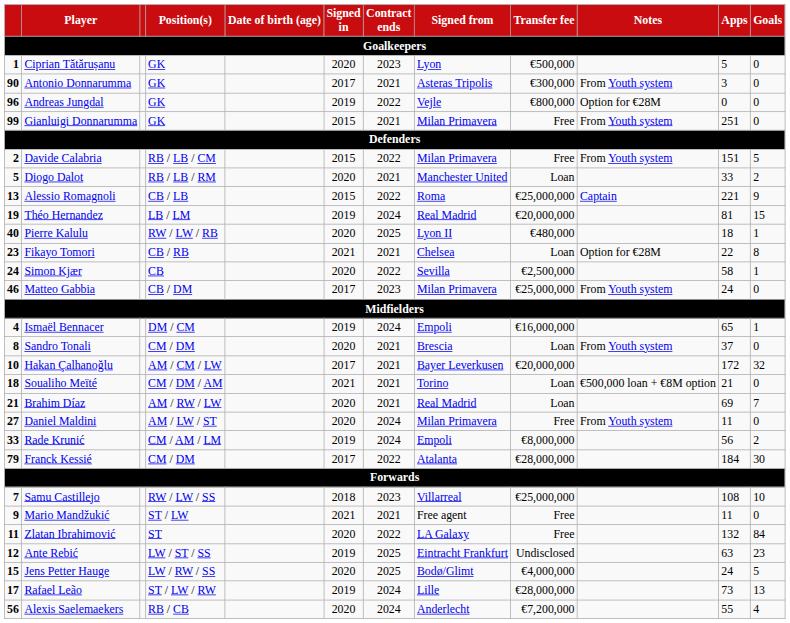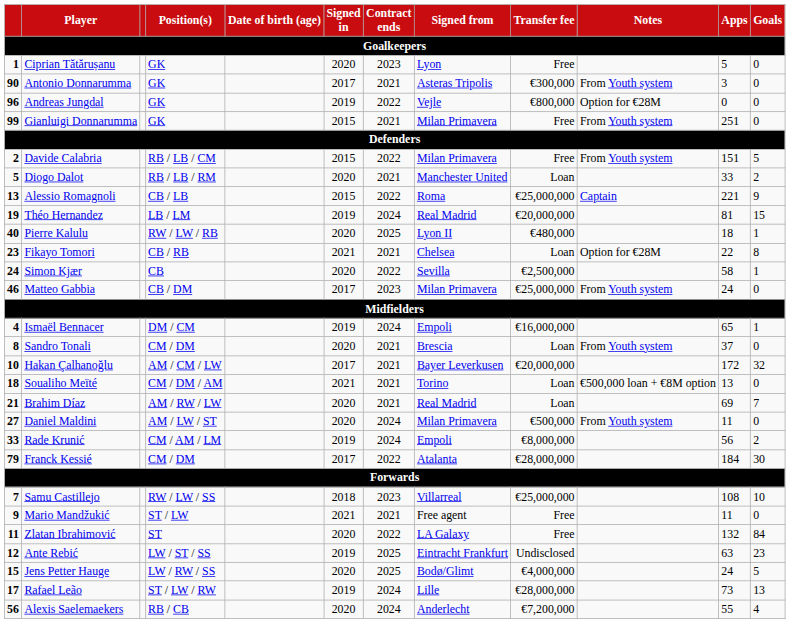(552, 64) €500,000 -> (564, 64) Free
(727, 383) 21 -> (727, 383) 13
(564, 421) Free -> (552, 421) €500,000
